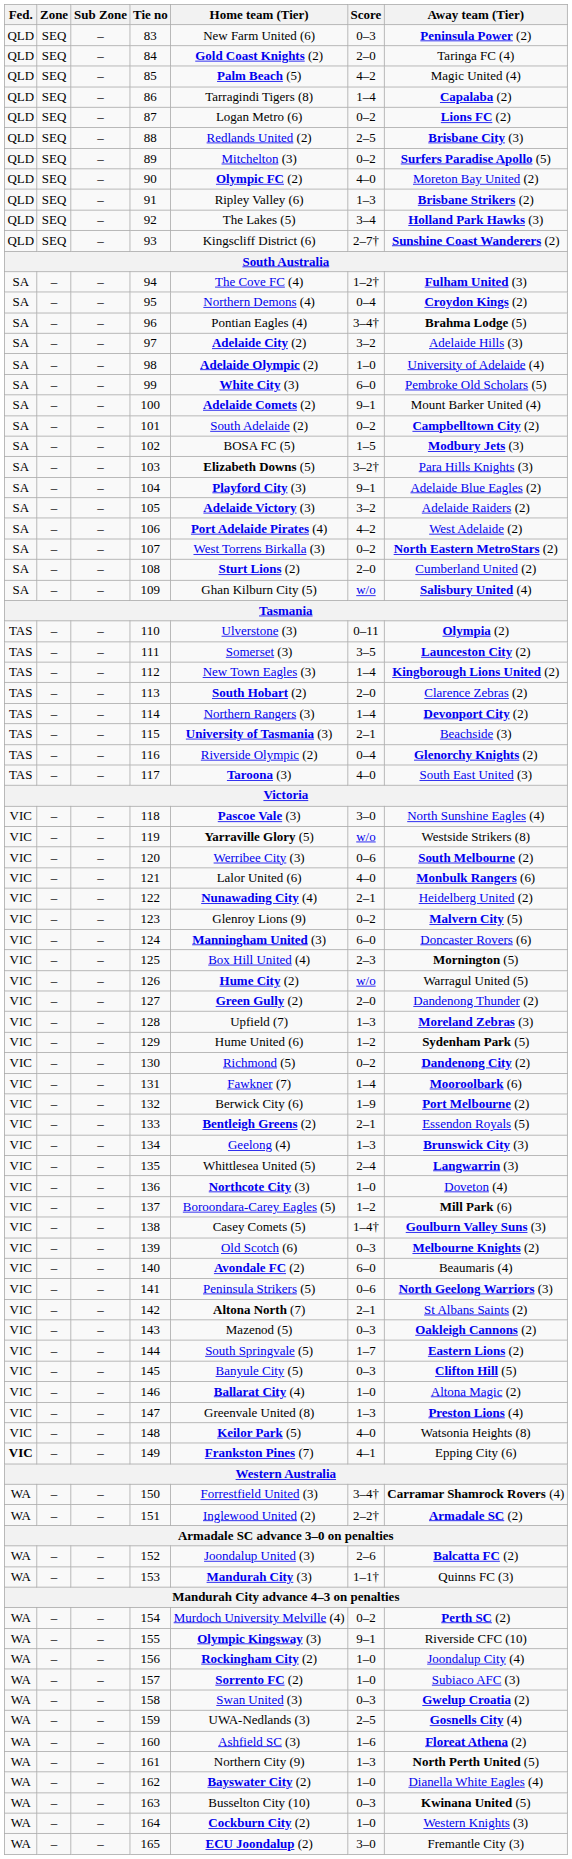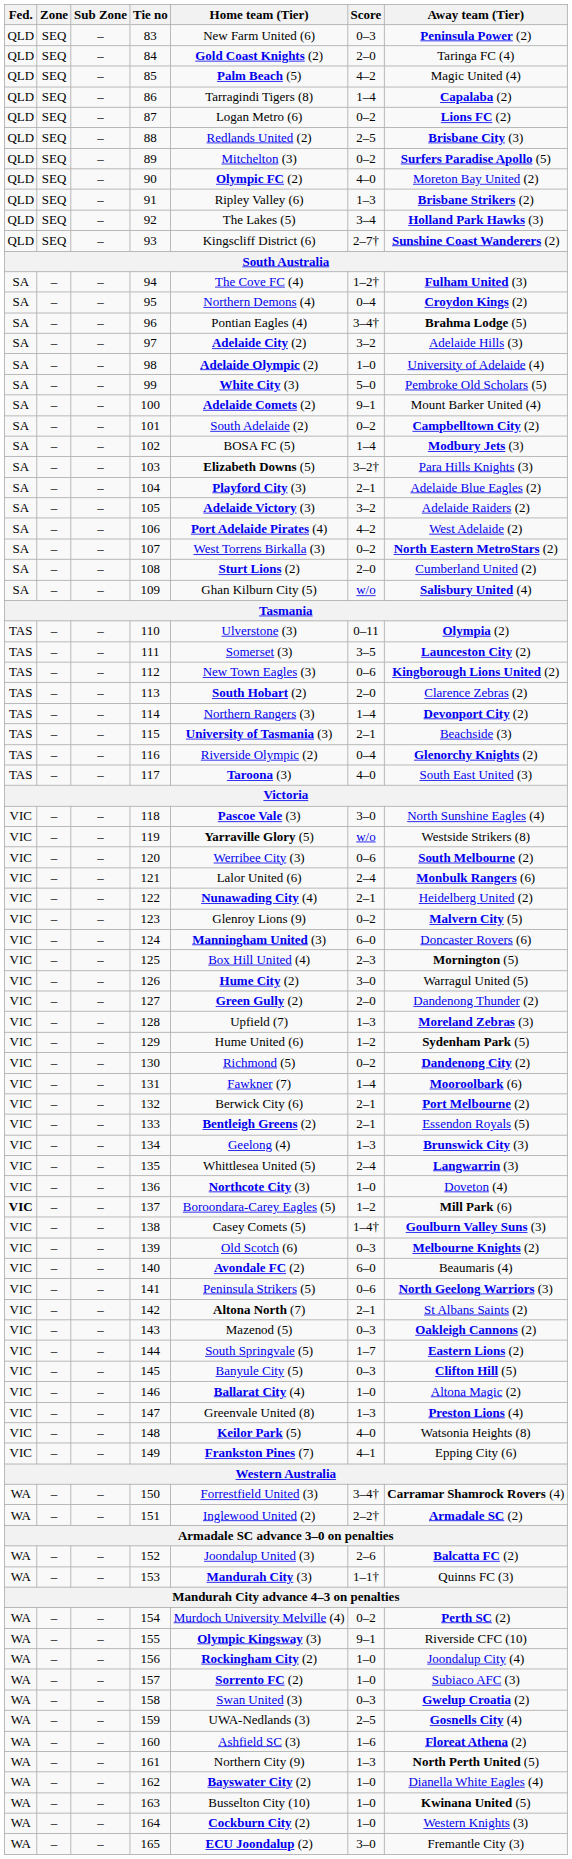(366, 384) 6–0 -> (366, 384) 5–0
(366, 446) 1–5 -> (366, 446) 1–4
(366, 487) 9–1 -> (366, 487) 2–1
(366, 672) 1–4 -> (366, 672) 0–6
(366, 878) 4–0 -> (366, 878) 2–4
(366, 980) w/o -> (366, 980) 3–0
(366, 1104) 1–9 -> (366, 1104) 2–1
(21, 1206) normal -> (21, 1206) bold
(21, 1453) bold -> (21, 1453) normal
(366, 1802) 0–3 -> (366, 1802) 1–0
